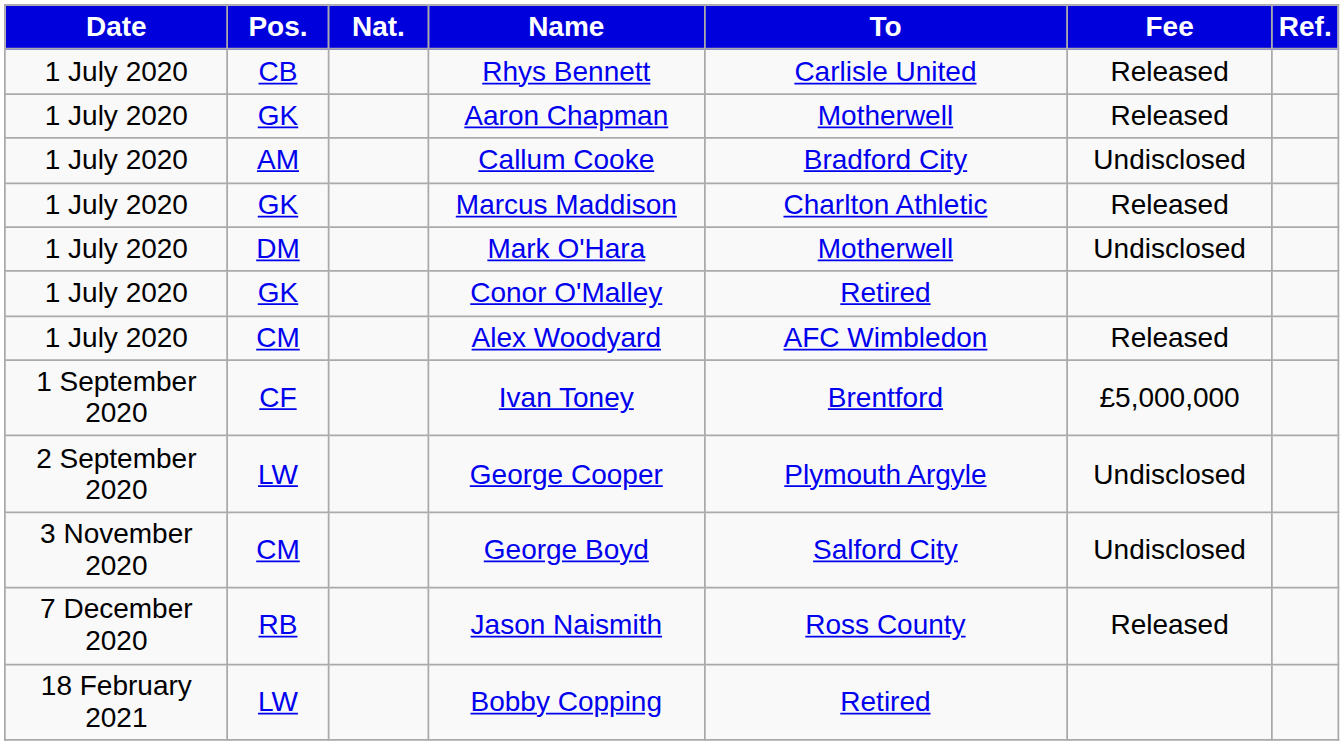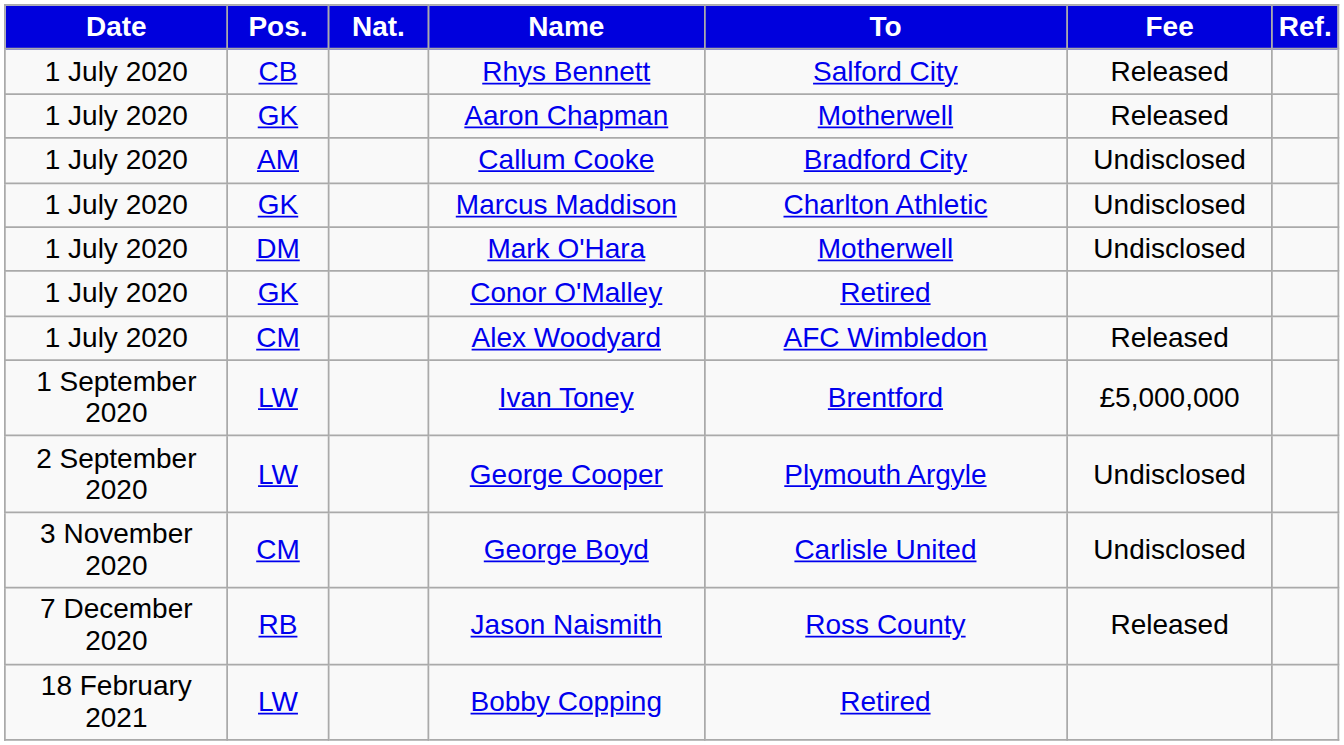(885, 71) Carlisle United -> (885, 71) Salford City
(1170, 204) Released -> (1170, 204) Undisclosed
(278, 397) CF -> (278, 397) LW
(885, 549) Salford City -> (885, 549) Carlisle United
